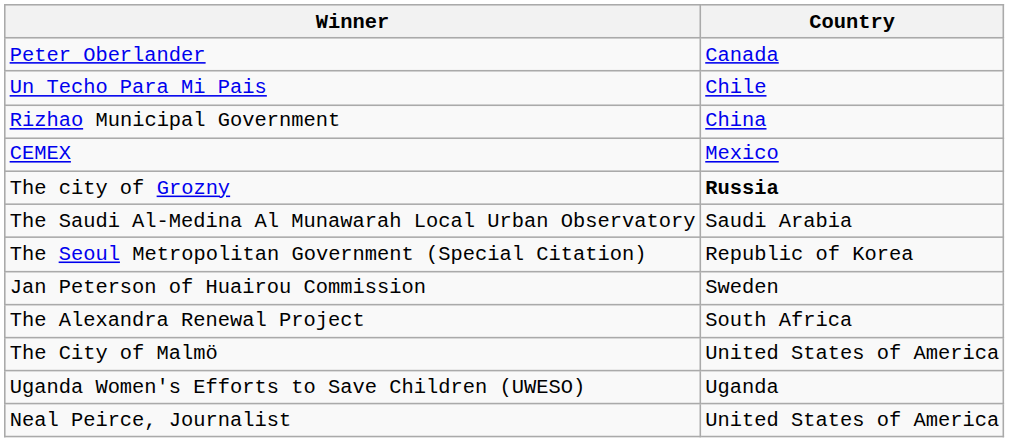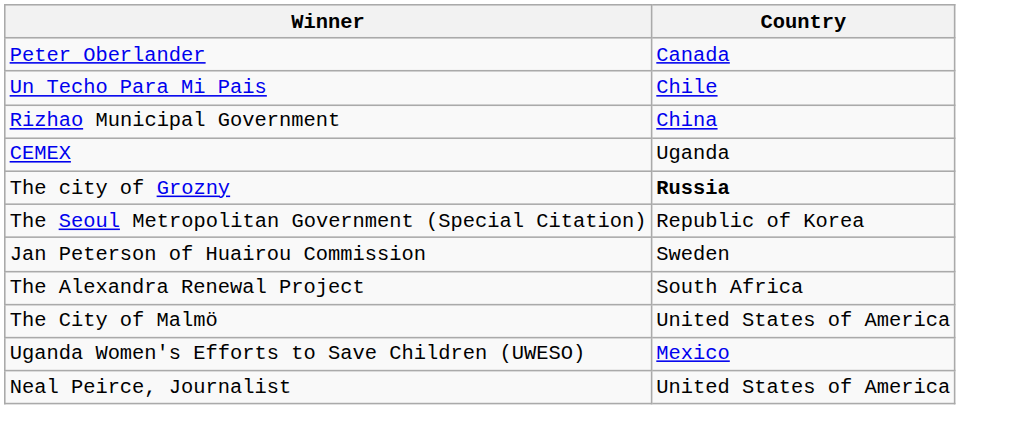(742, 154) Mexico -> (693, 154) Uganda
- row: (353, 221)
(742, 387) Uganda -> (693, 354) Mexico
